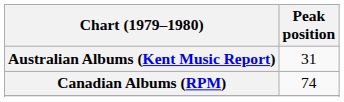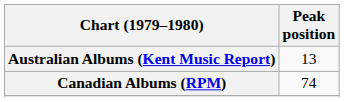(309, 58) 31 -> (309, 58) 13
